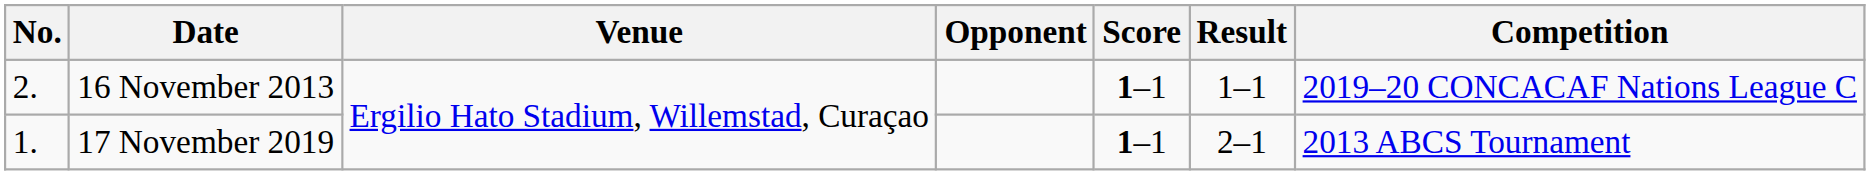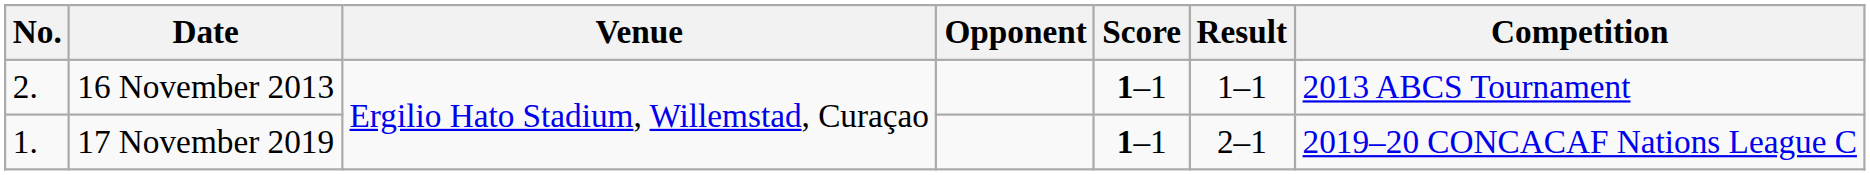(1580, 87) 2019–20 CONCACAF Nations League C -> (1467, 87) 2013 ABCS Tournament
(1467, 141) 2013 ABCS Tournament -> (1580, 141) 2019–20 CONCACAF Nations League C
